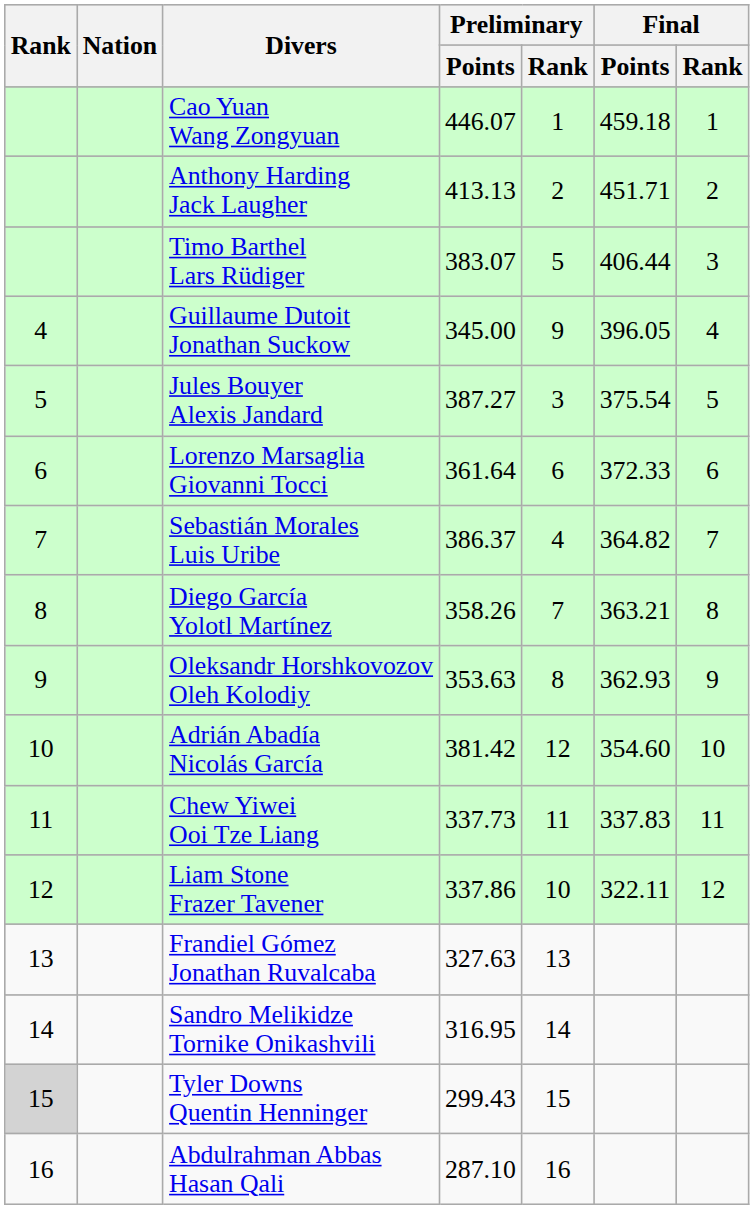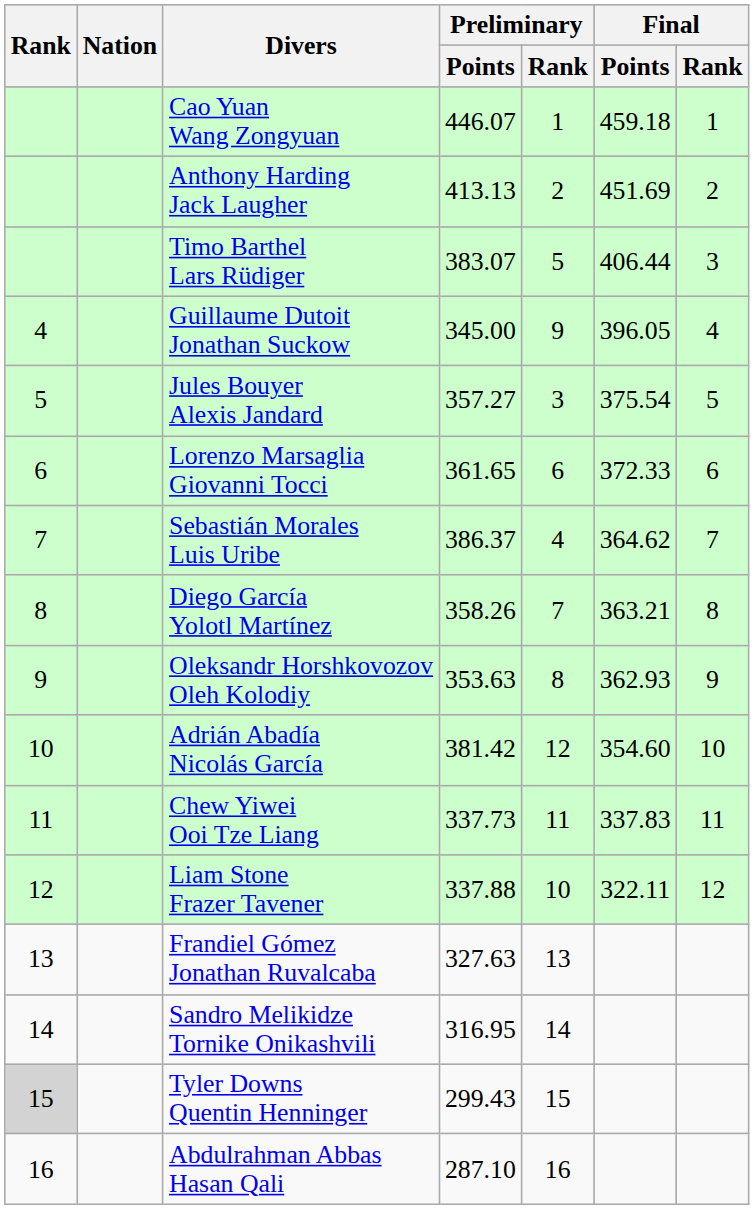(635, 190) 451.71 -> (635, 190) 451.69
(480, 400) 387.27 -> (480, 400) 357.27
(480, 470) 361.64 -> (480, 470) 361.65
(635, 540) 364.82 -> (635, 540) 364.62
(480, 889) 337.86 -> (480, 889) 337.88
